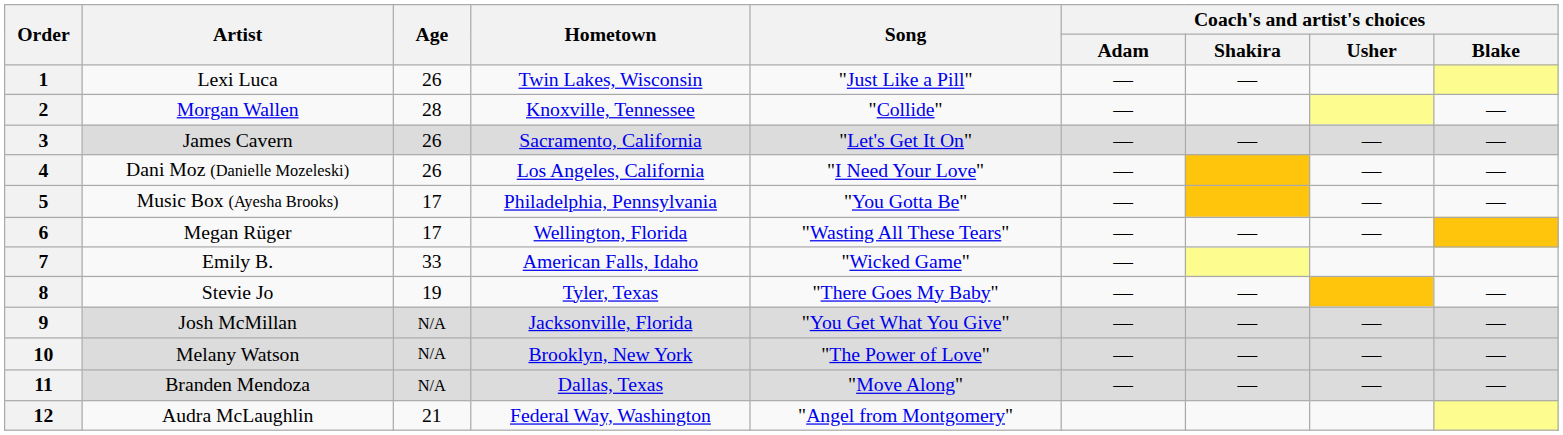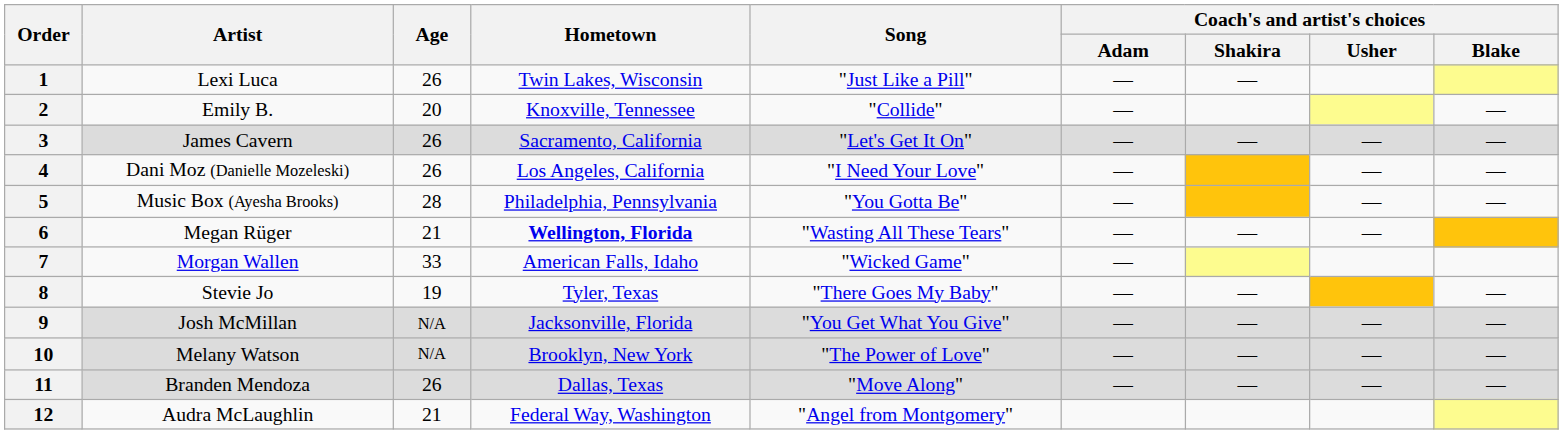(238, 110) Morgan Wallen -> (238, 110) Emily B.
(432, 110) 28 -> (432, 110) 20
(432, 201) 17 -> (432, 201) 28
(432, 232) 17 -> (432, 232) 21
(610, 232) normal -> (610, 232) bold
(238, 262) Emily B. -> (238, 262) Morgan Wallen
(432, 386) N/A -> (432, 384) 26
